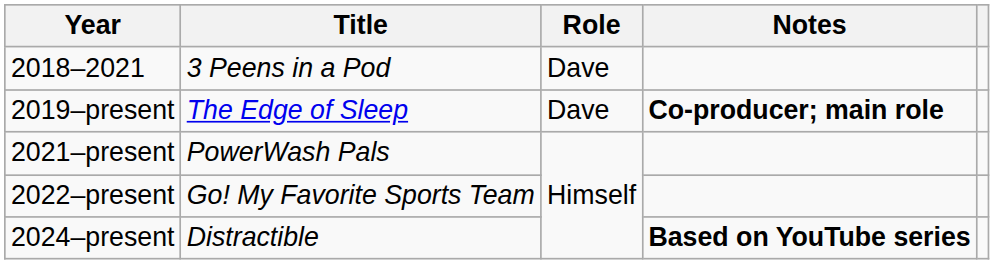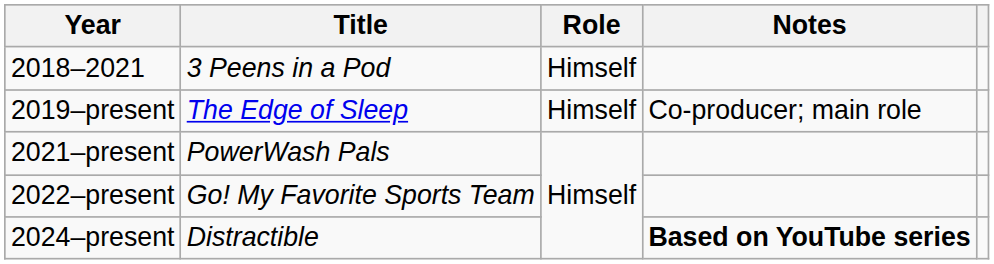(578, 68) Dave -> (592, 68) Himself
(578, 110) Dave -> (592, 110) Himself
(796, 110) bold -> (785, 110) normal
